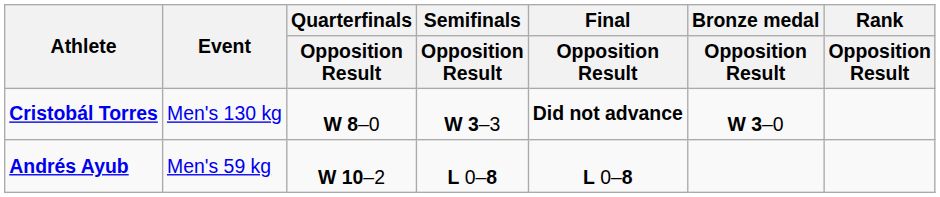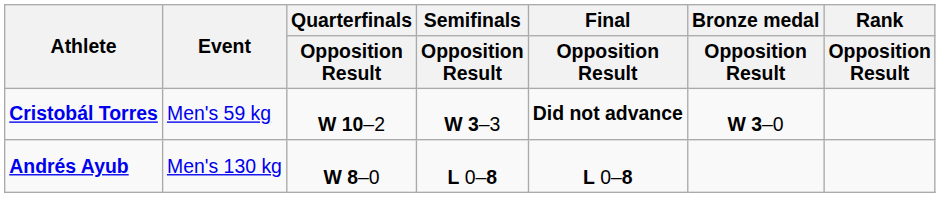(224, 114) Men's 130 kg -> (219, 114) Men's 59 kg
(351, 125) W 8–0 -> (351, 125) W 10–2
(219, 167) Men's 59 kg -> (224, 167) Men's 130 kg
(351, 177) W 10–2 -> (351, 177) W 8–0
